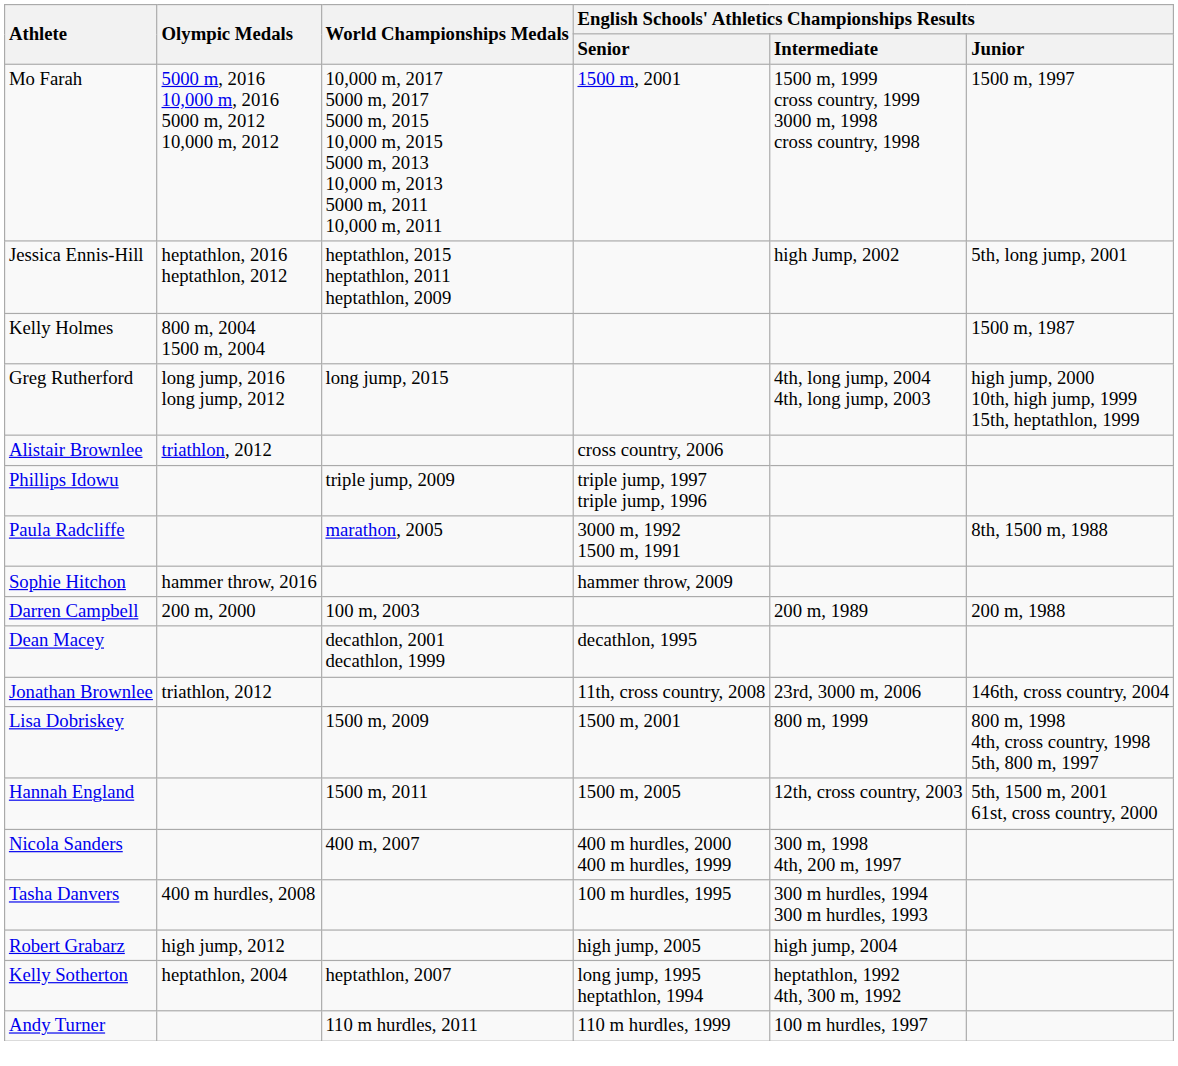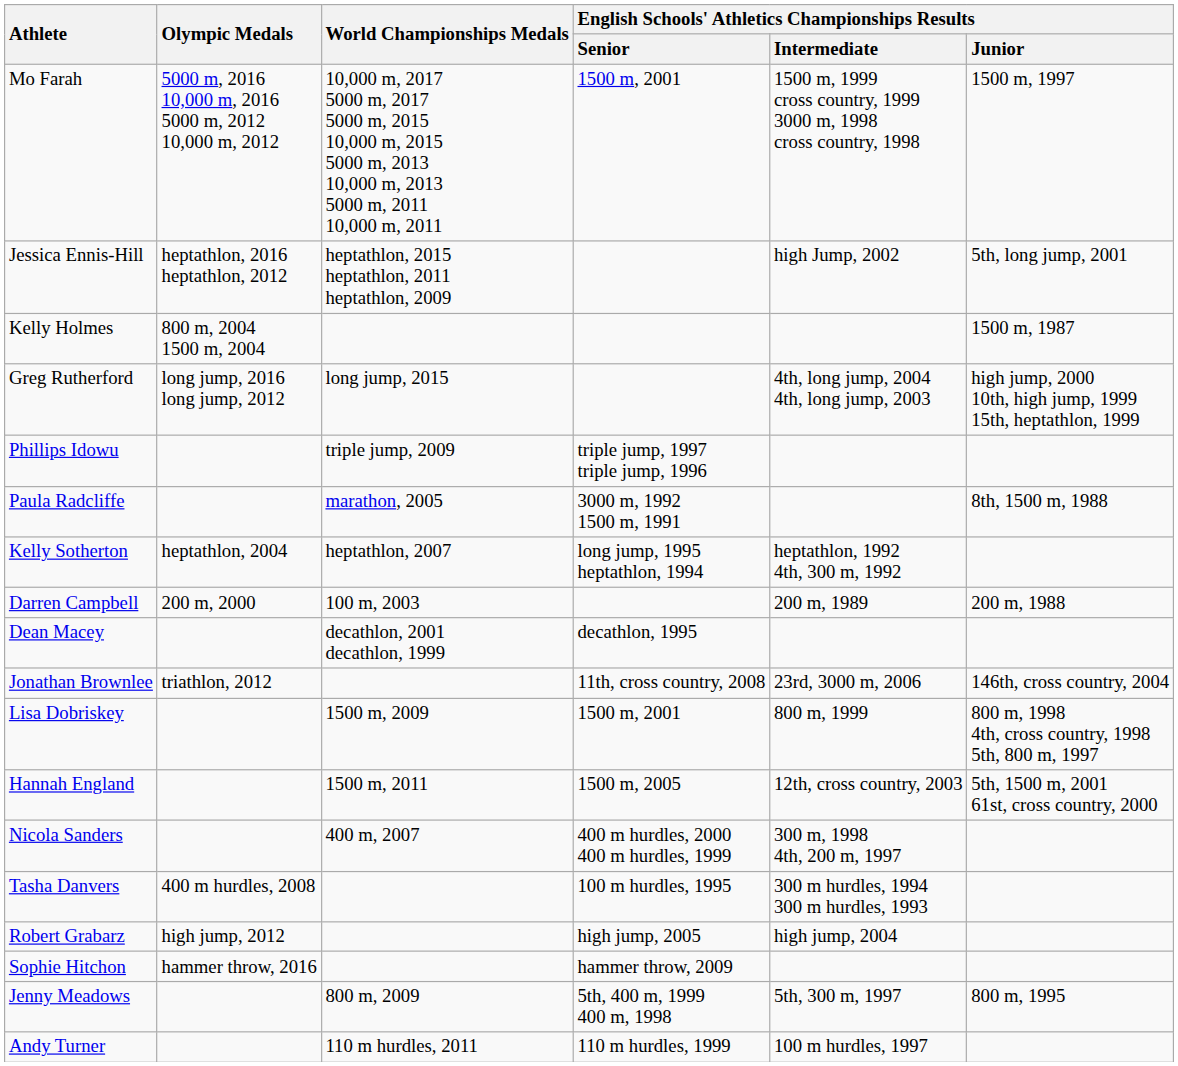- row: (76, 450)
rows swapped: (68, 974) <-> (67, 581)
+ row: (69, 996)
